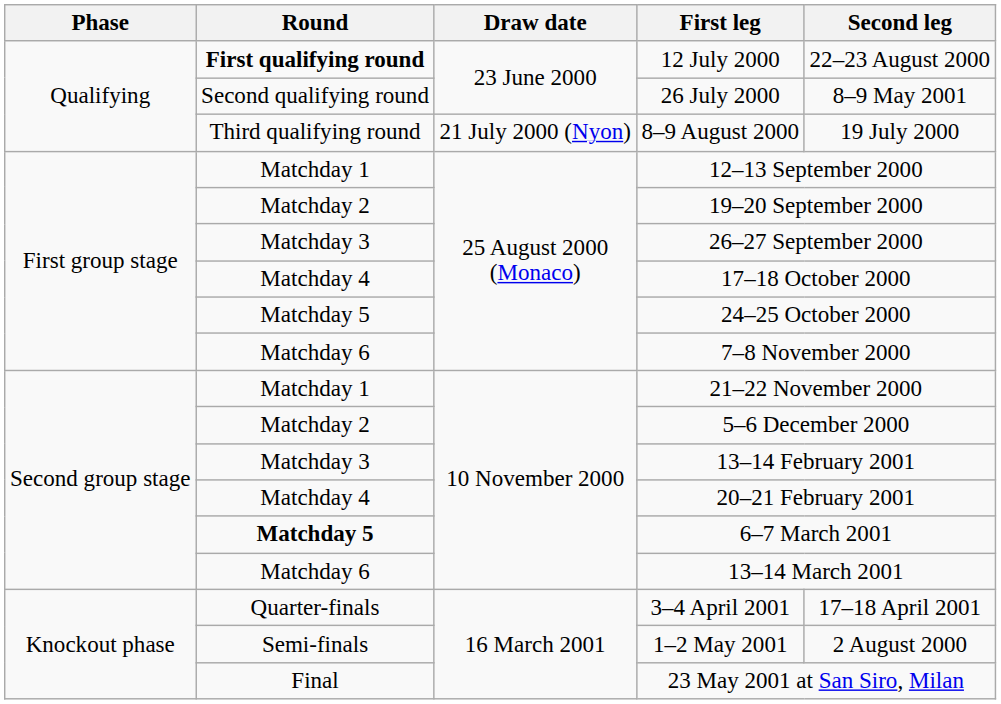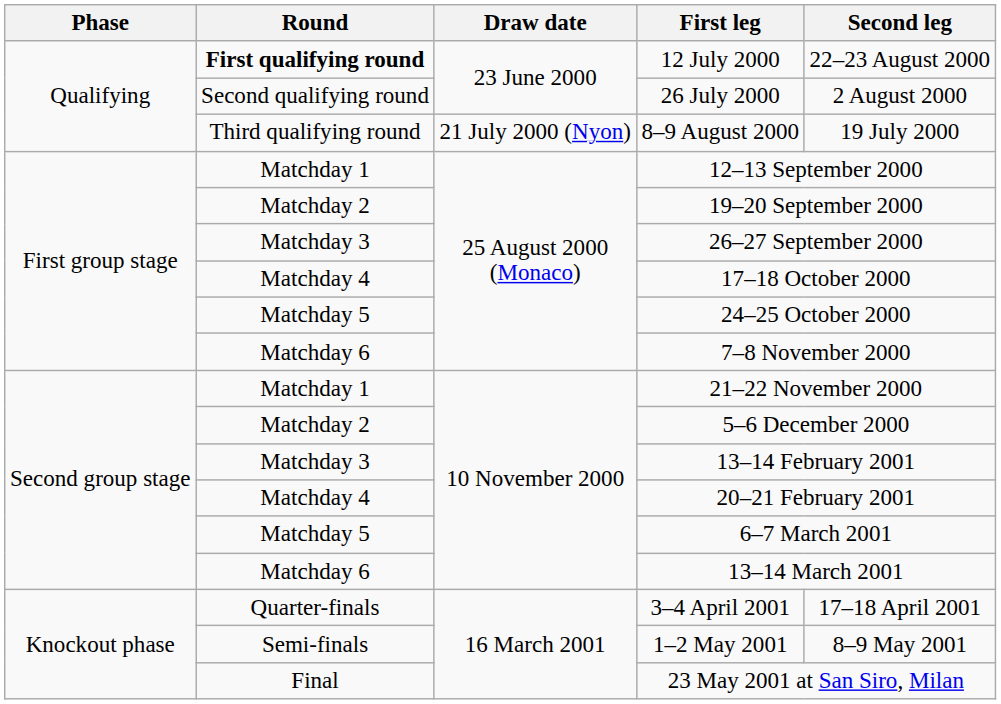(900, 95) 8–9 May 2001 -> (900, 95) 2 August 2000
(315, 534) bold -> (315, 534) normal
(900, 643) 2 August 2000 -> (900, 643) 8–9 May 2001
